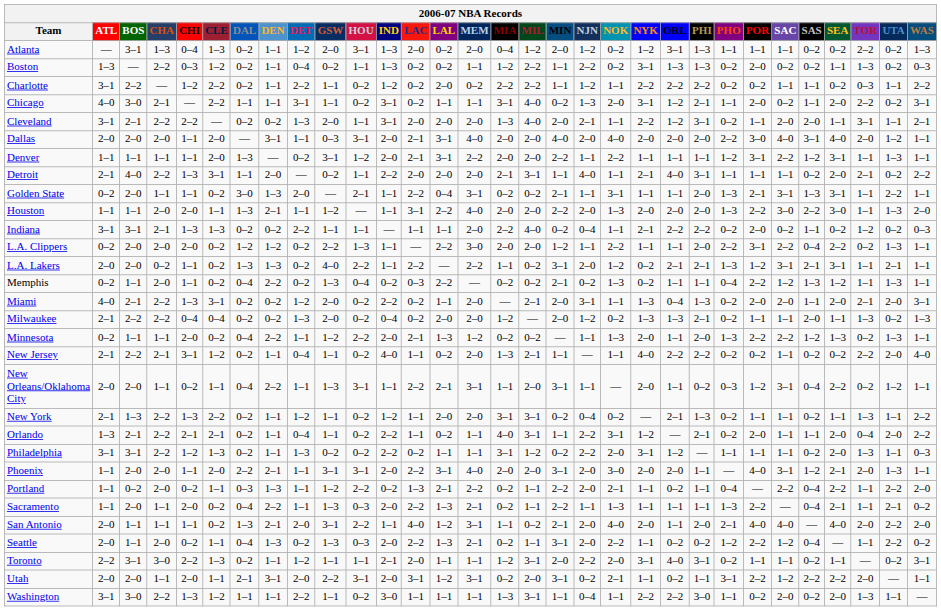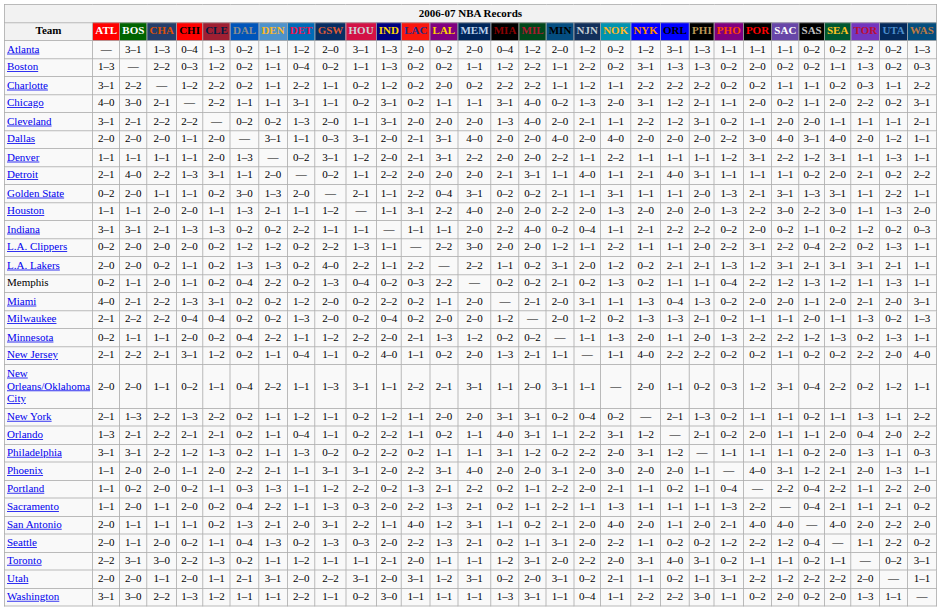(865, 121) 3–1 -> (865, 121) 1–1
(865, 265) 1–1 -> (865, 265) 3–1
